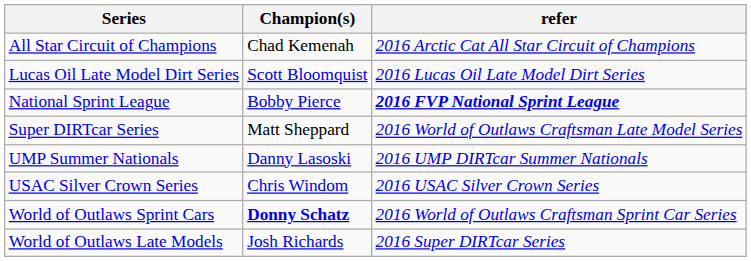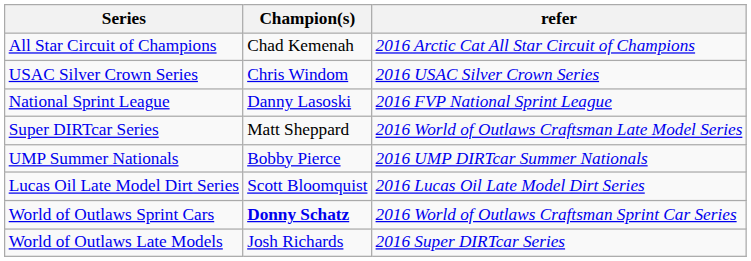rows swapped: (124, 74) <-> (103, 186)
(294, 102) Bobby Pierce -> (299, 102) Danny Lasoski
(497, 102) bold -> (494, 102) normal
(299, 158) Danny Lasoski -> (294, 158) Bobby Pierce
